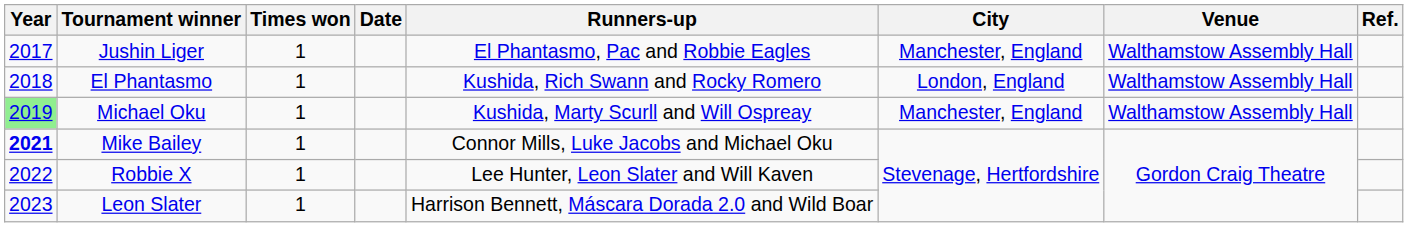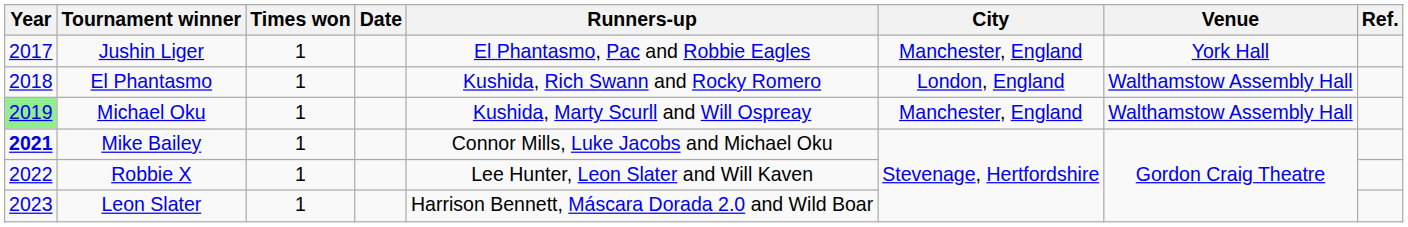(1230, 50) Walthamstow Assembly Hall -> (1230, 50) York Hall
